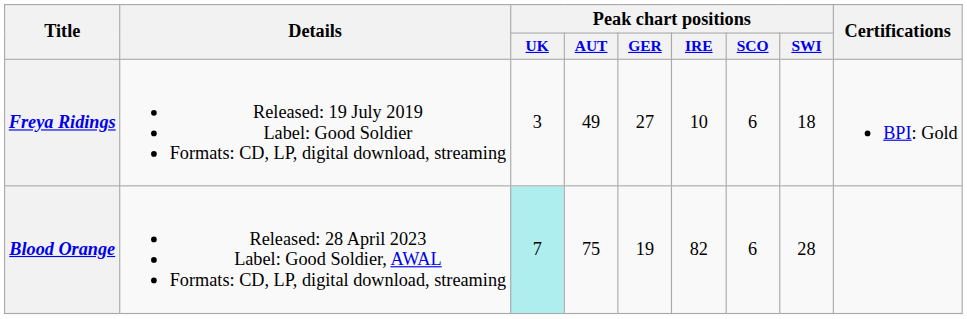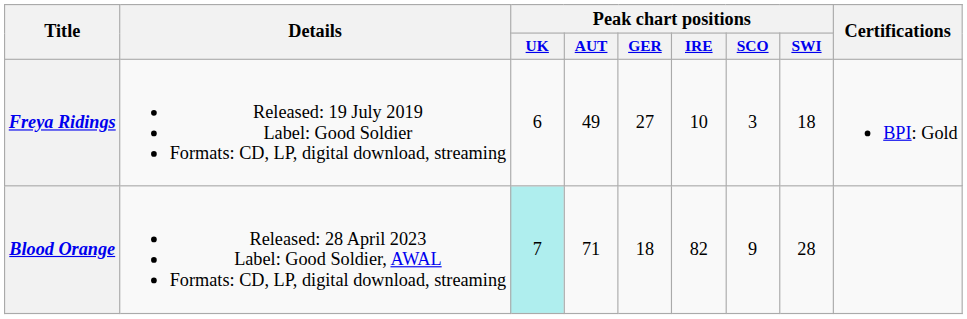(537, 122) 3 -> (537, 122) 6
(753, 122) 6 -> (753, 122) 3
(591, 249) 75 -> (591, 249) 71
(645, 249) 19 -> (645, 249) 18
(753, 249) 6 -> (753, 249) 9
